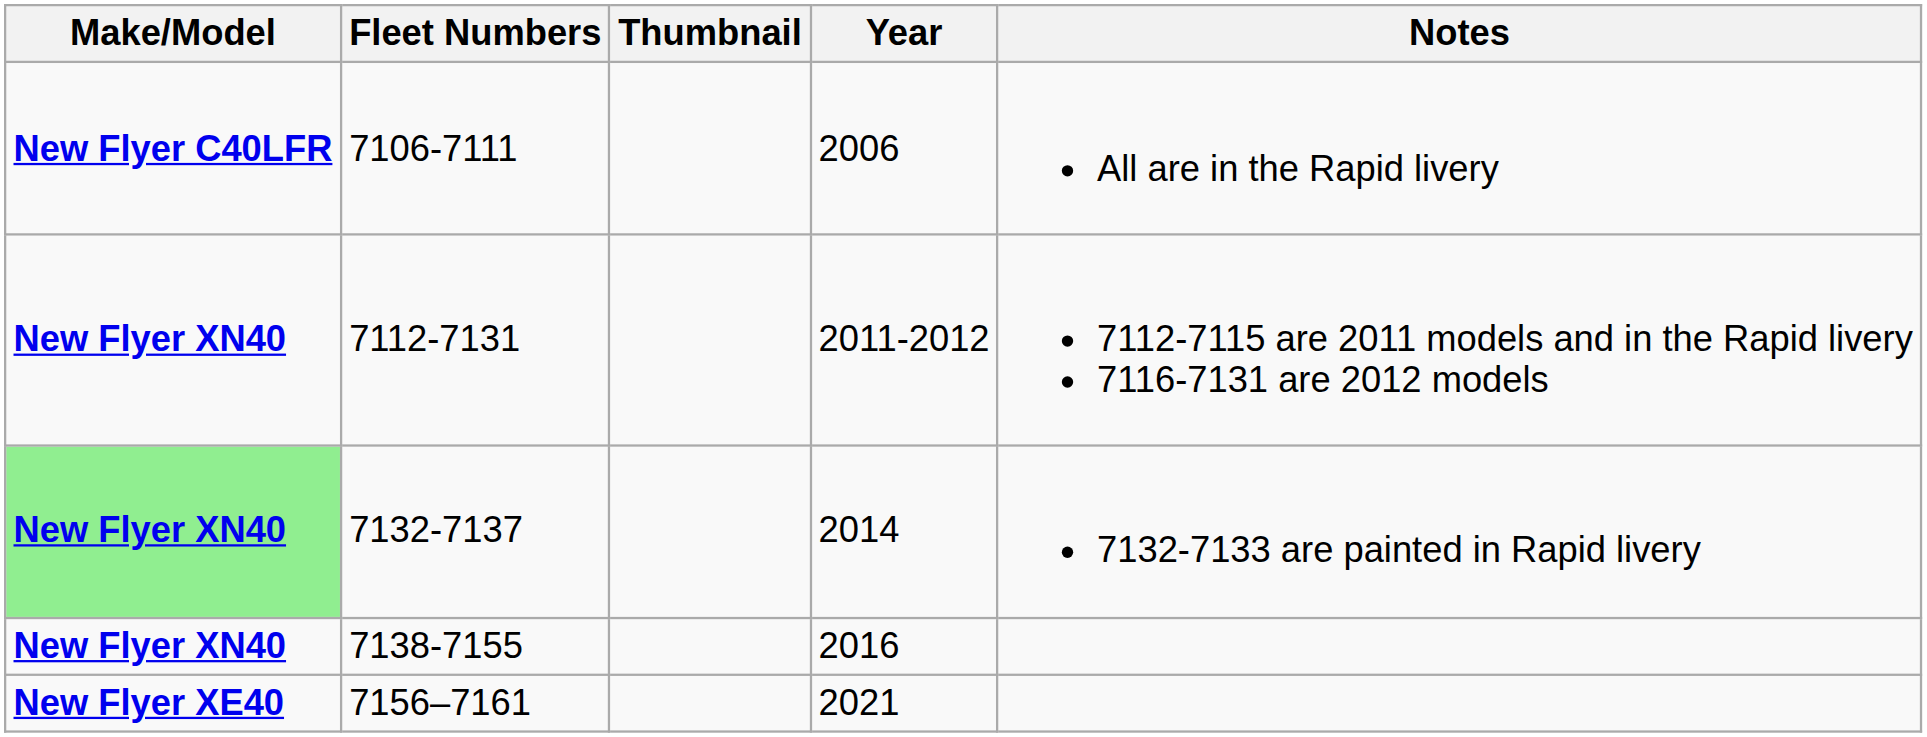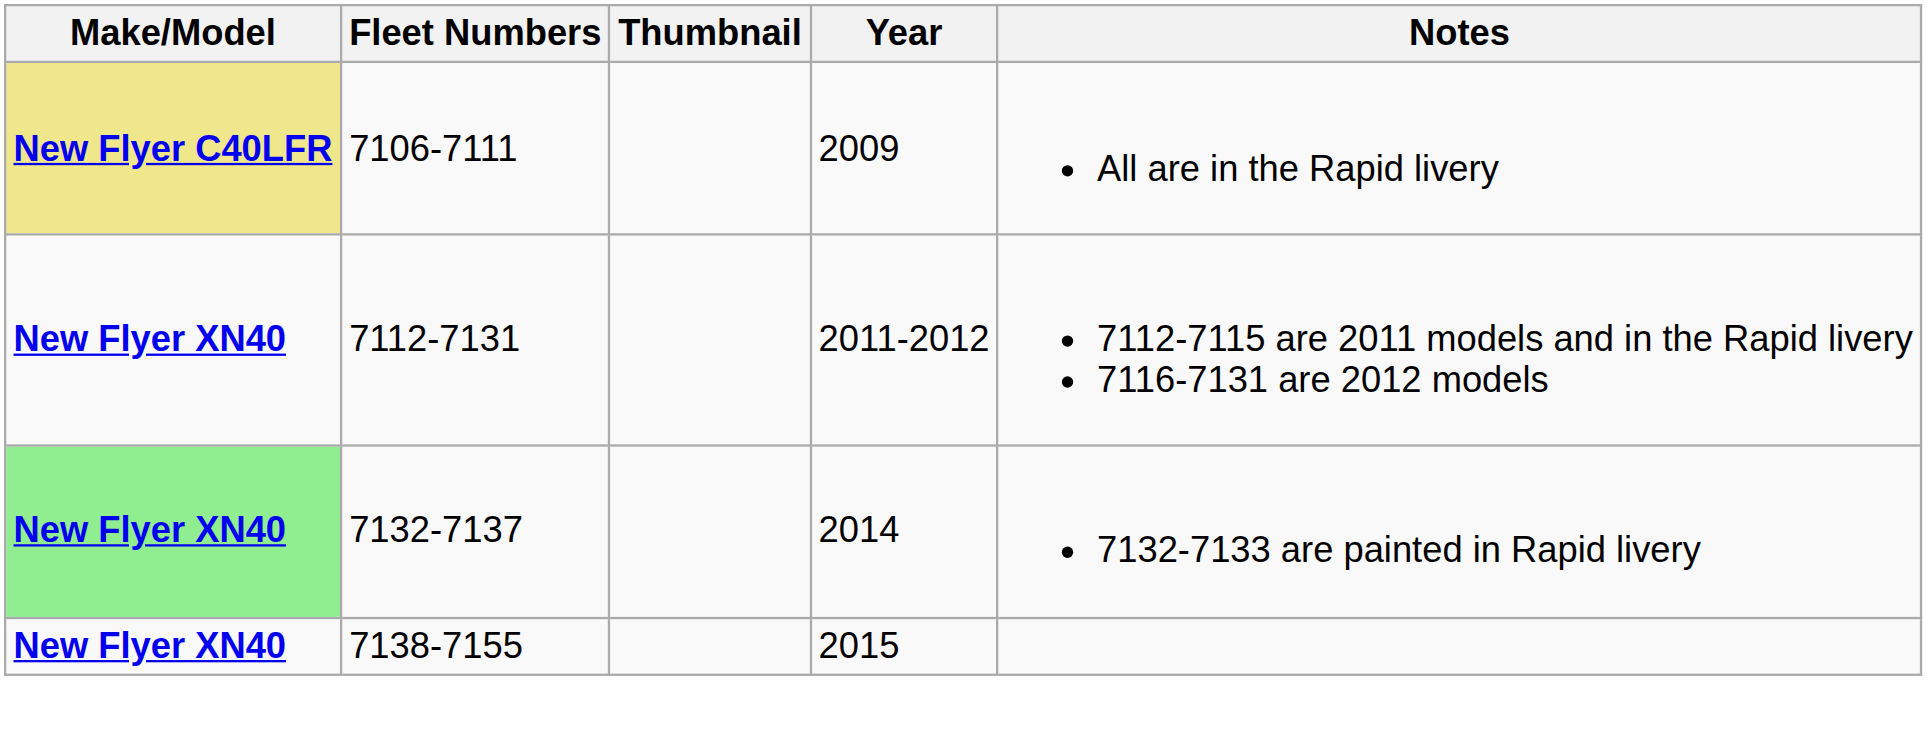(173, 147) no background -> (173, 147) khaki background
(859, 147) 2006 -> (859, 147) 2009
(859, 645) 2016 -> (859, 645) 2015
- row: (440, 702)
